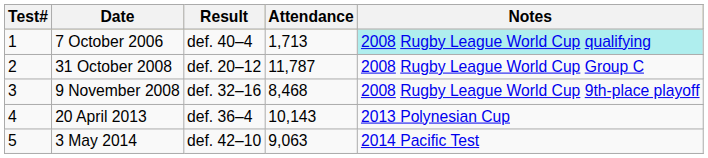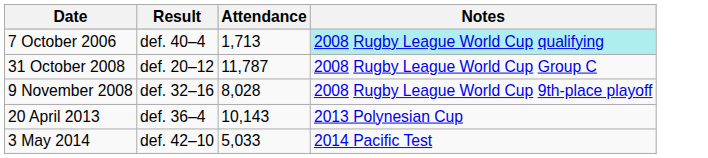- column: (28, 16)
(288, 91) 8,468 -> (241, 91) 8,028
(288, 141) 9,063 -> (241, 141) 5,033
